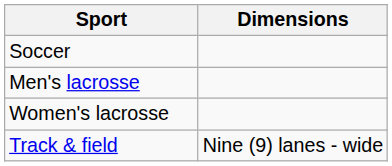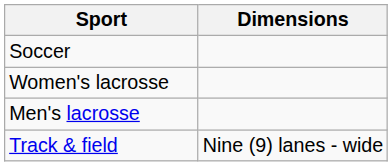rows swapped: (74, 82) <-> (89, 113)
